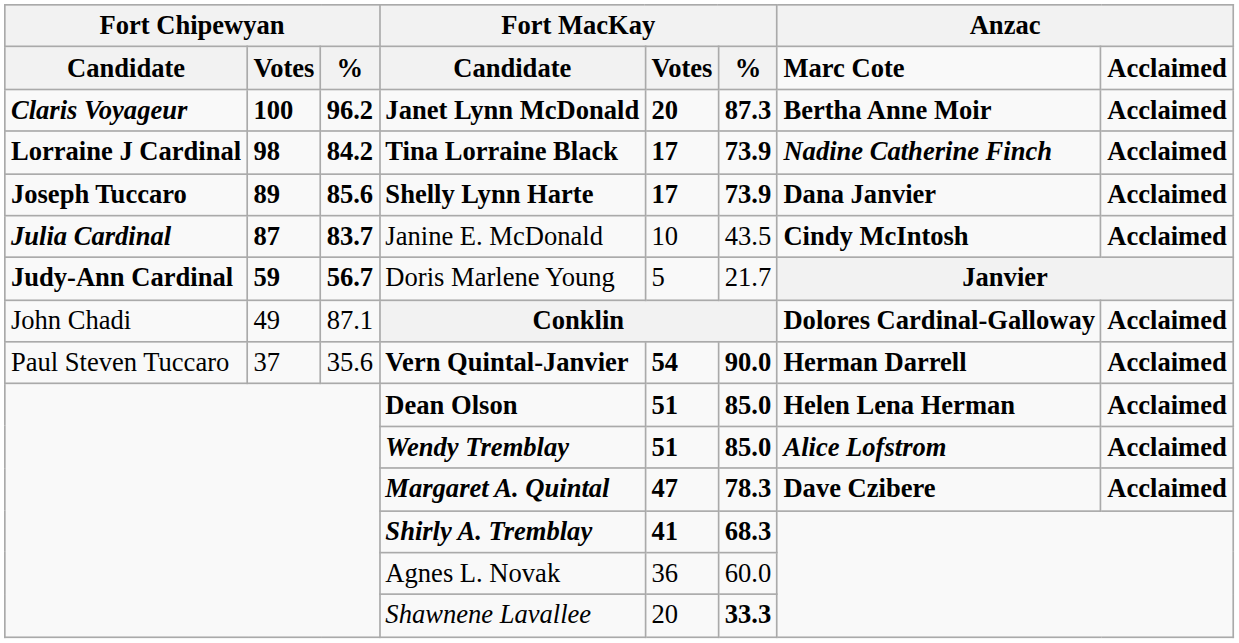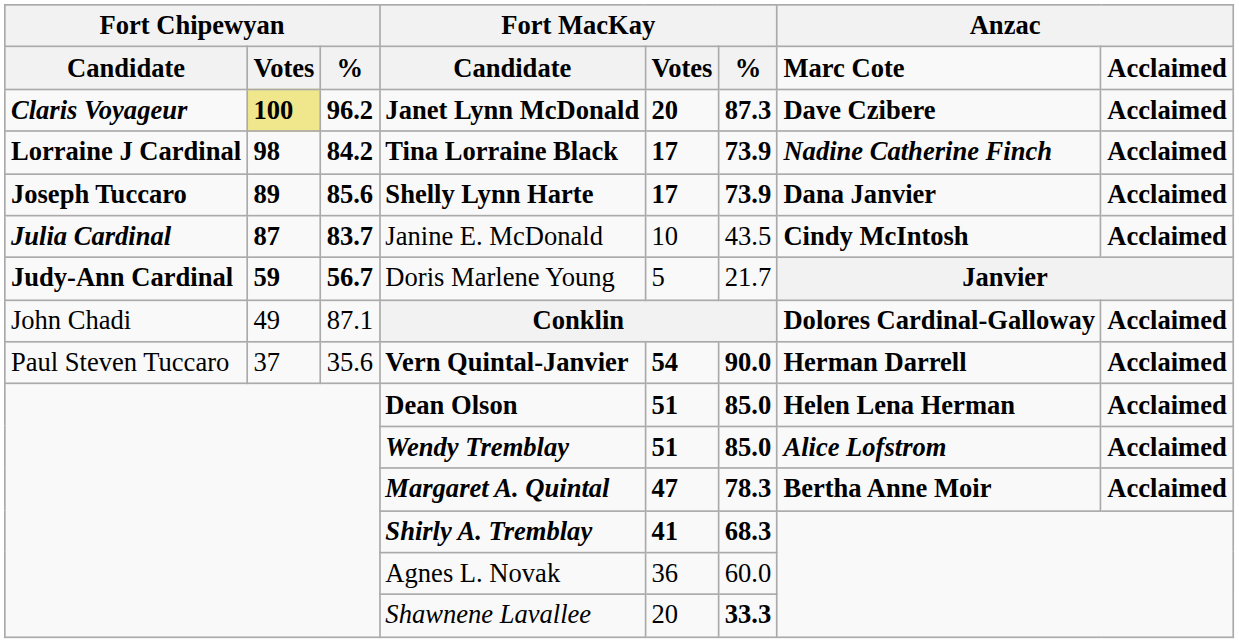(273, 109) no background -> (273, 109) khaki background
(887, 109) Bertha Anne Moir -> (860, 109) Dave Czibere
(860, 488) Dave Czibere -> (887, 488) Bertha Anne Moir
